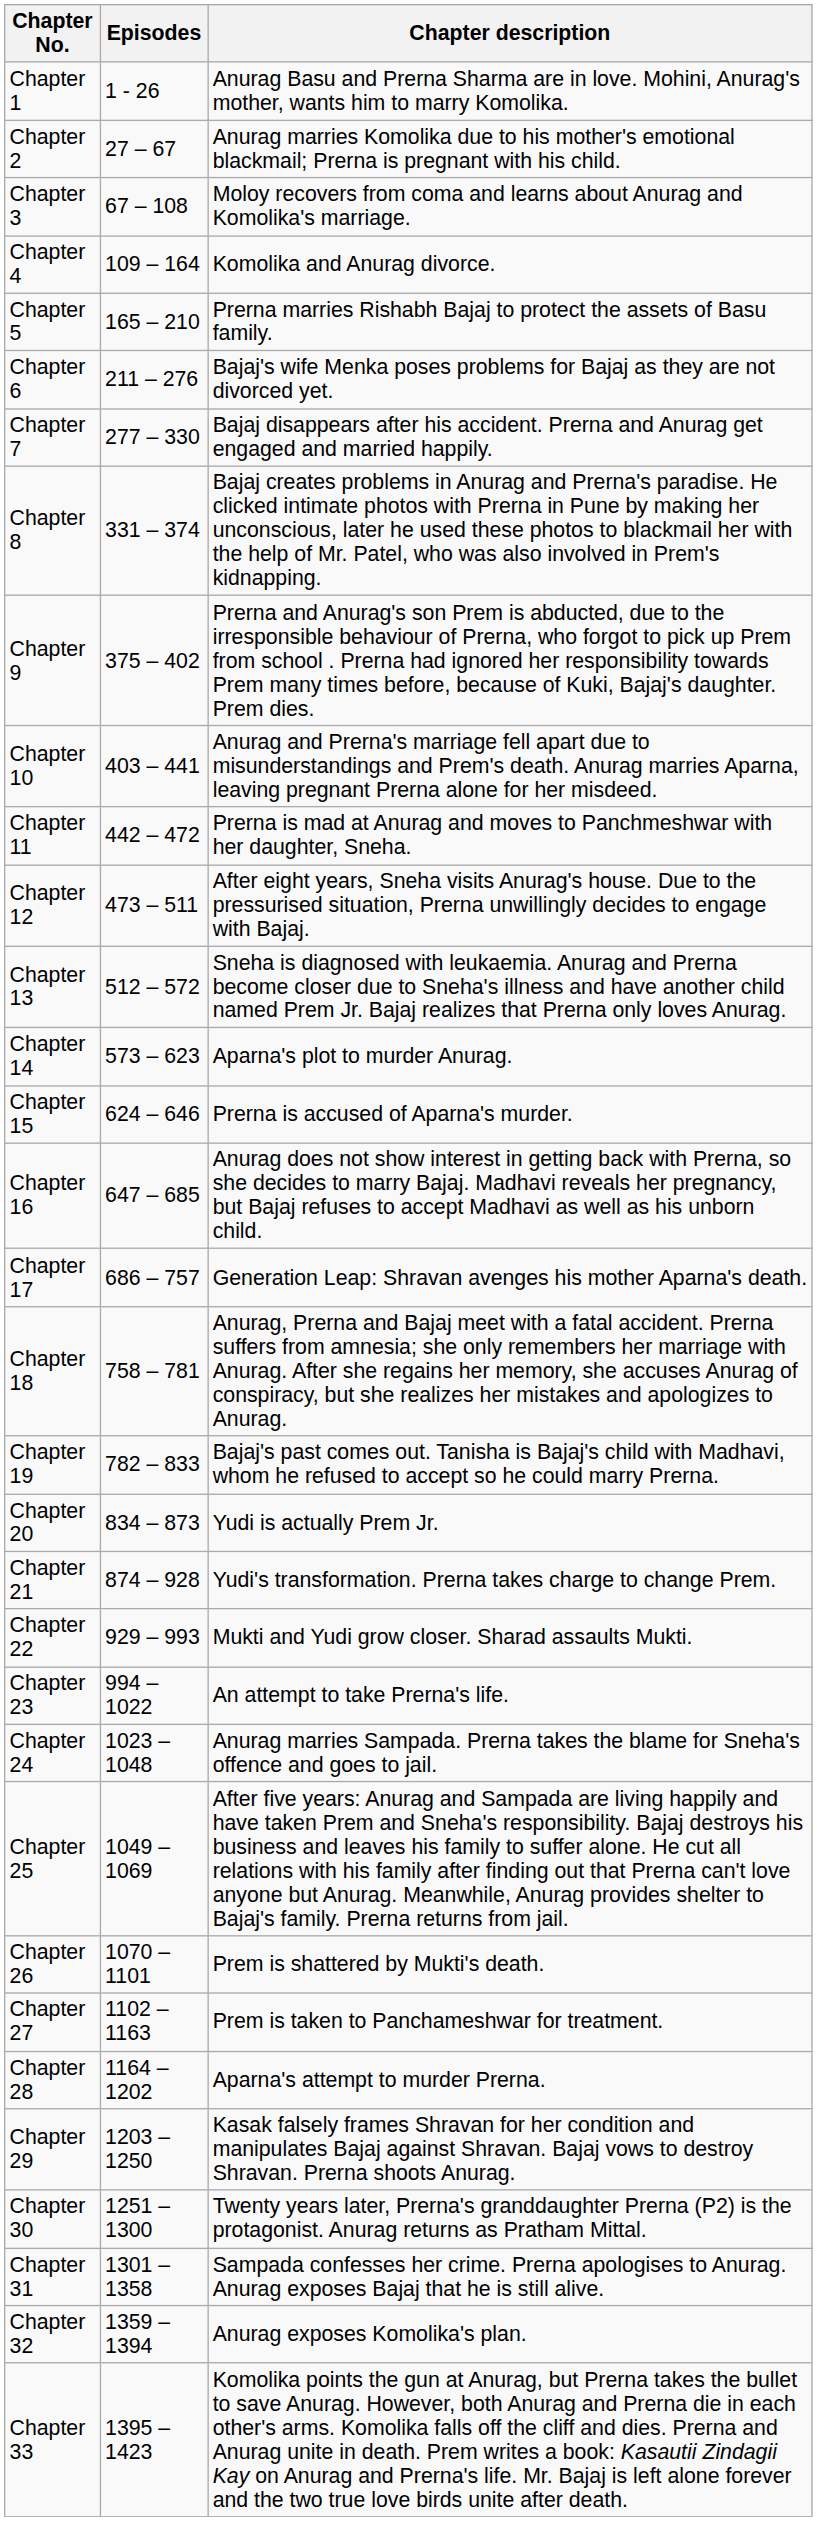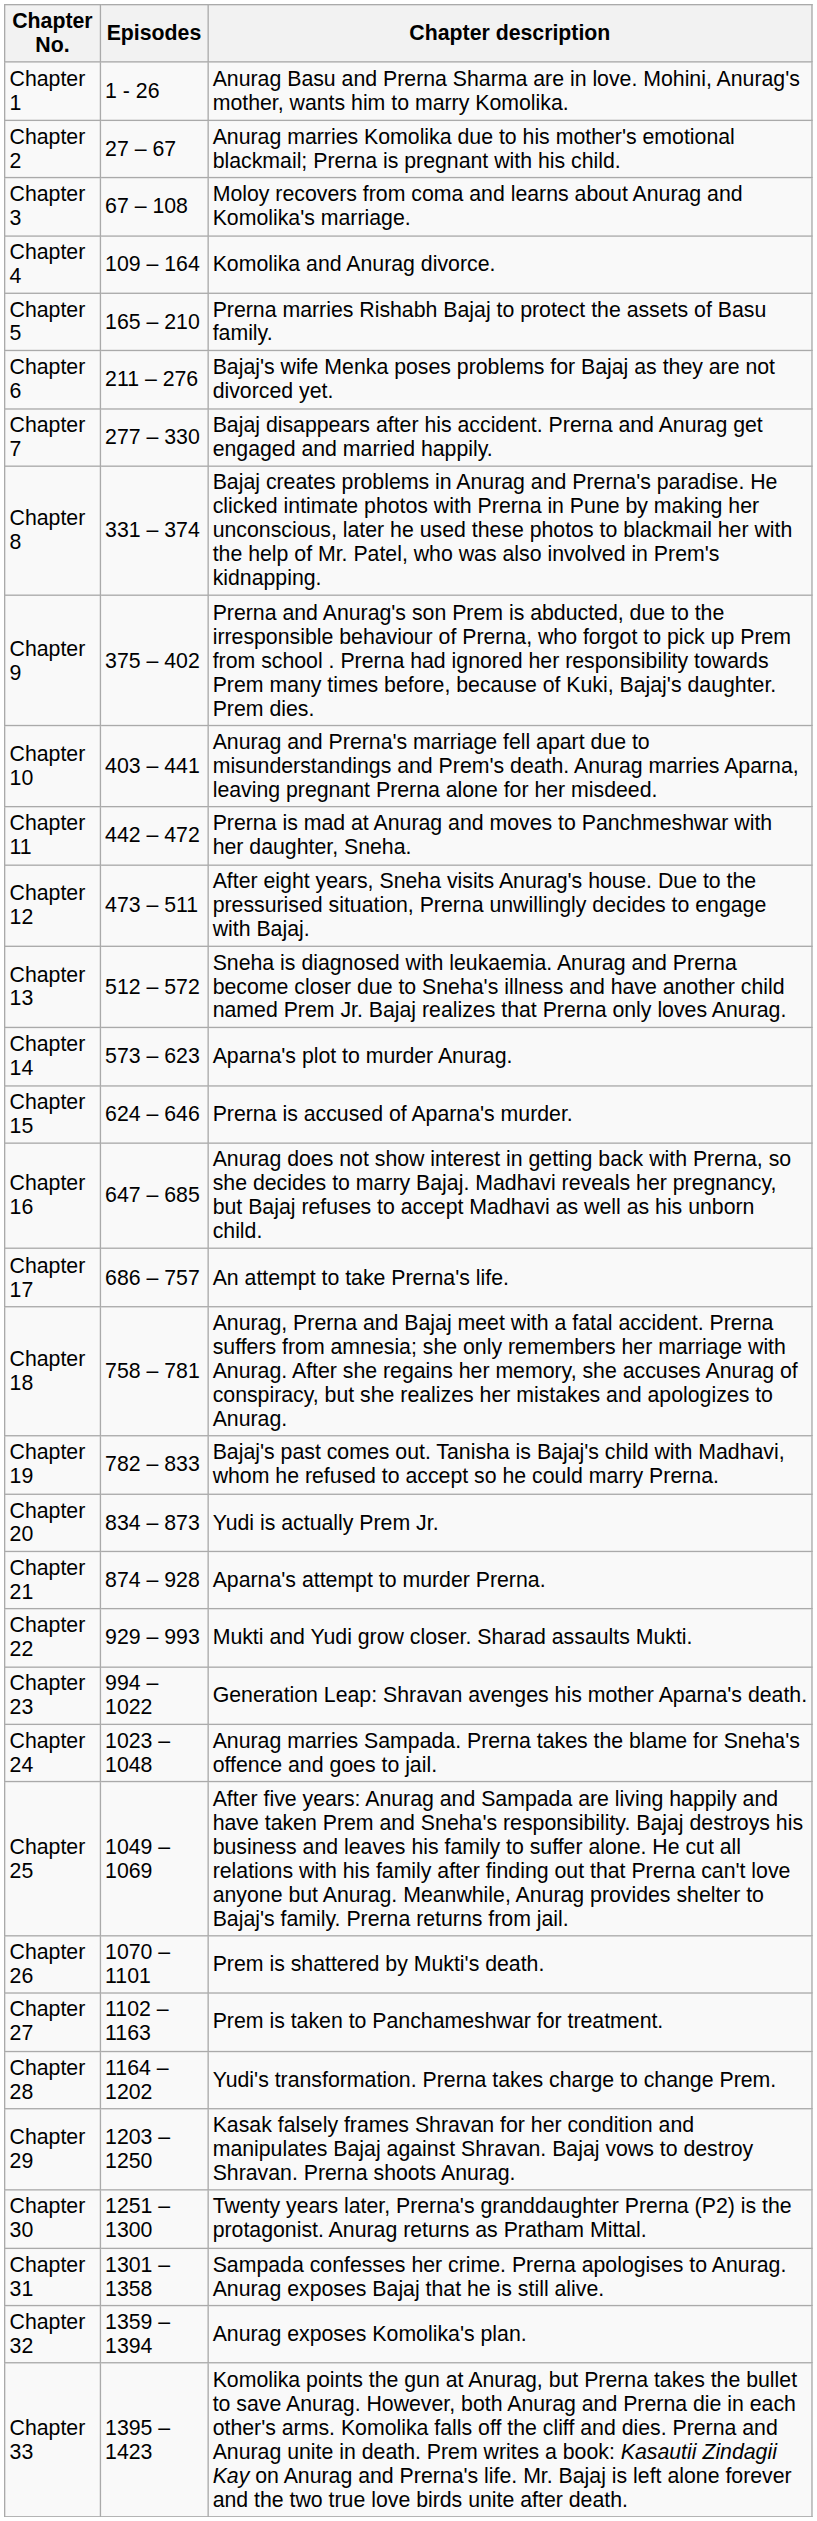(510, 1277) Generation Leap: Shravan avenges his mother Aparna's death. -> (361, 1277) An attempt to take Prerna's life.
(494, 1579) Yudi's transformation. Prerna takes charge to change Prem. -> (379, 1579) Aparna's attempt to murder Prerna.
(361, 1695) An attempt to take Prerna's life. -> (510, 1695) Generation Leap: Shravan avenges his mother Aparna's death.
(379, 2079) Aparna's attempt to murder Prerna. -> (494, 2079) Yudi's transformation. Prerna takes charge to change Prem.
